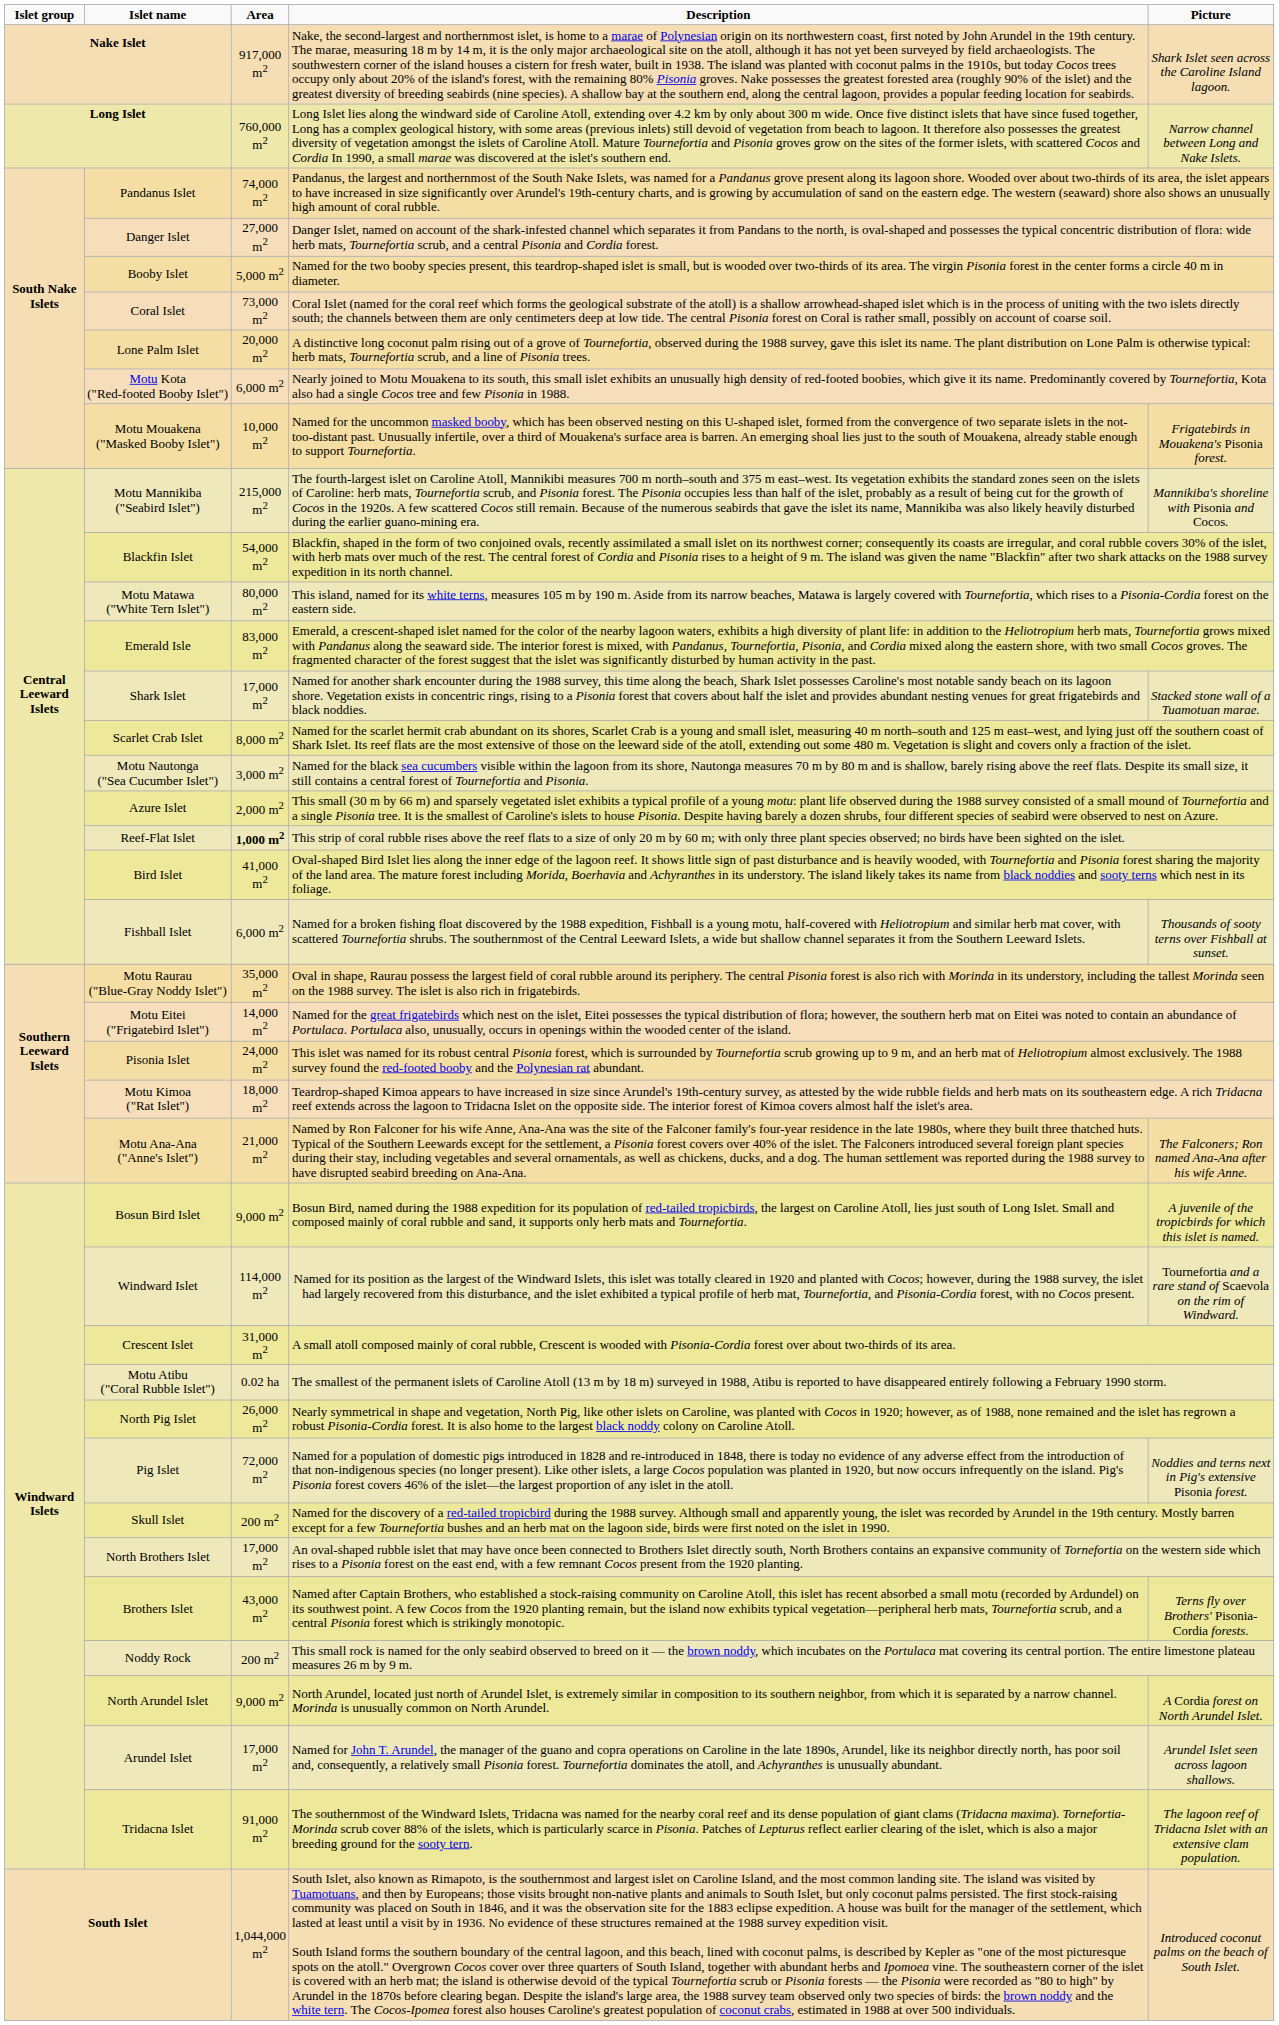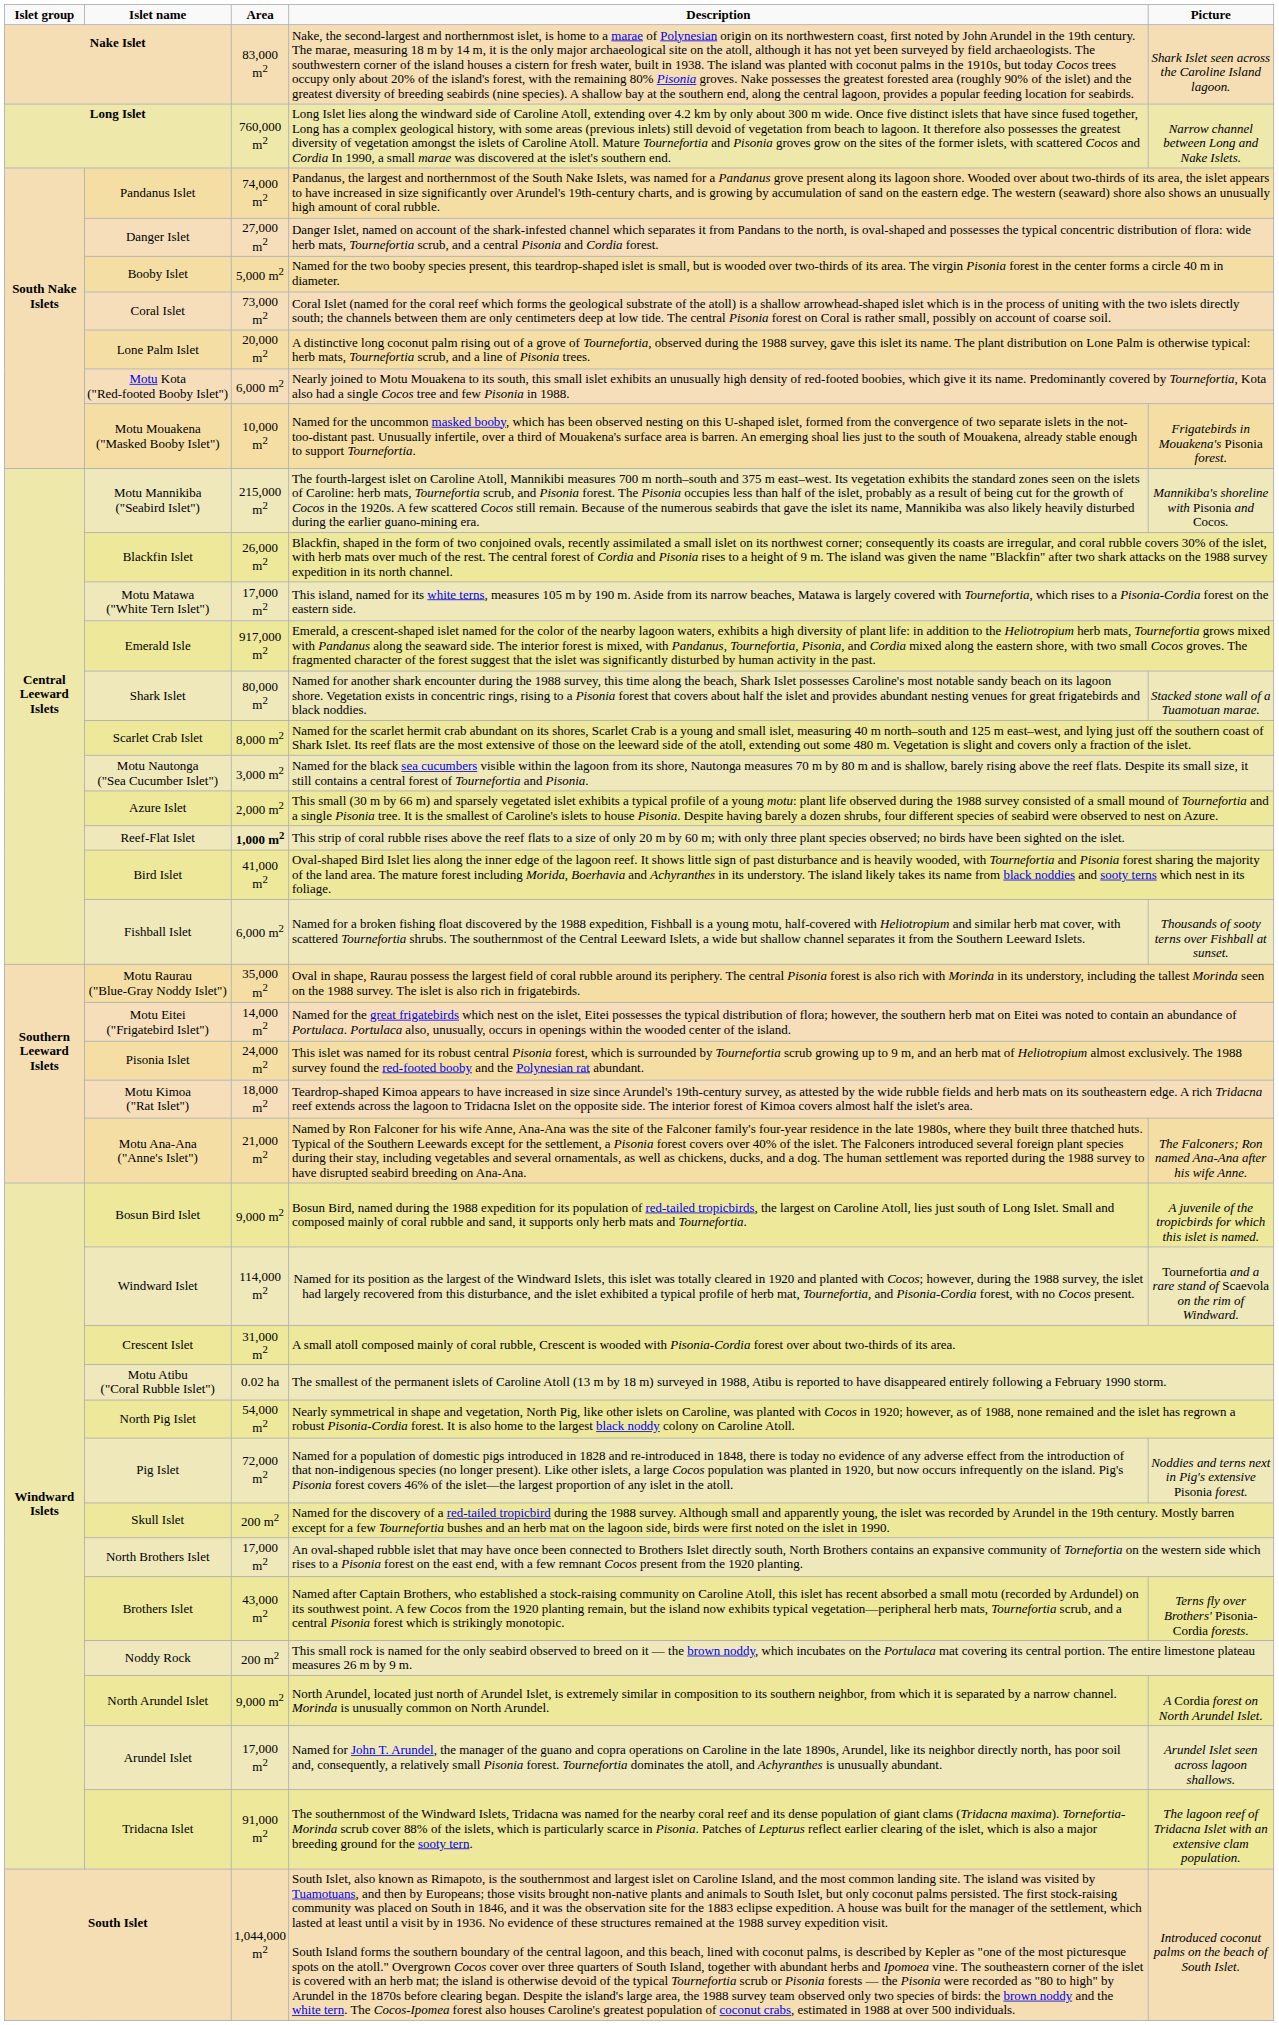(260, 64) 917,000 m2 -> (260, 64) 83,000 m2
(260, 557) 54,000 m2 -> (260, 557) 26,000 m2
(260, 601) 80,000 m2 -> (260, 601) 17,000 m2
(260, 645) 83,000 m2 -> (260, 645) 917,000 m2
(260, 695) 17,000 m2 -> (260, 695) 80,000 m2
(260, 1419) 26,000 m2 -> (260, 1419) 54,000 m2
